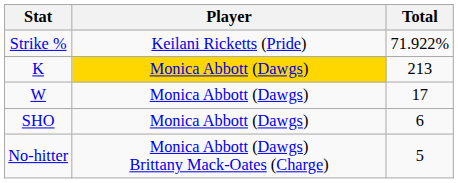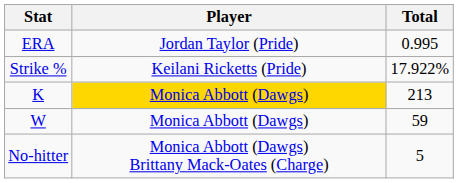+ row: (38, 43)
(420, 43) 71.922% -> (420, 69) 17.922%
(420, 95) 17 -> (420, 120) 59
- row: (38, 120)
